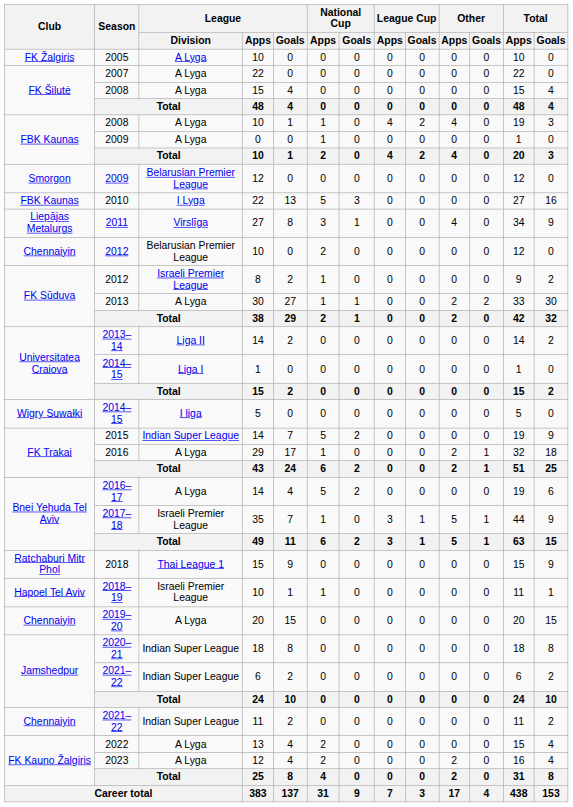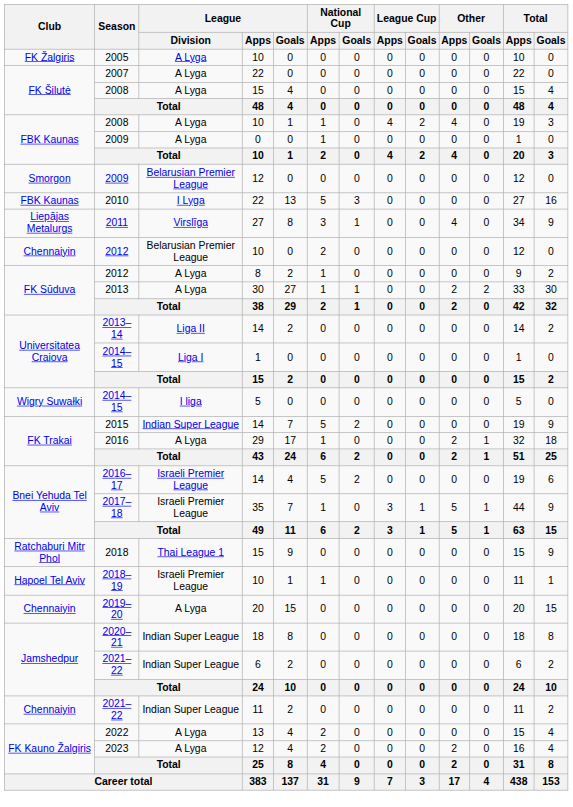(191, 279) Israeli Premier League -> (191, 273) A Lyga
(191, 491) A Lyga -> (191, 479) Israeli Premier League
